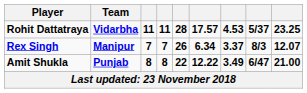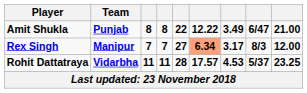rows swapped: (48, 29) <-> (37, 63)
(181, 46) 26 -> (181, 46) 27
(205, 46) no background -> (205, 46) lightsalmon background
(233, 46) 3.37 -> (233, 46) 3.17
(287, 46) 12.07 -> (287, 46) 12.00
